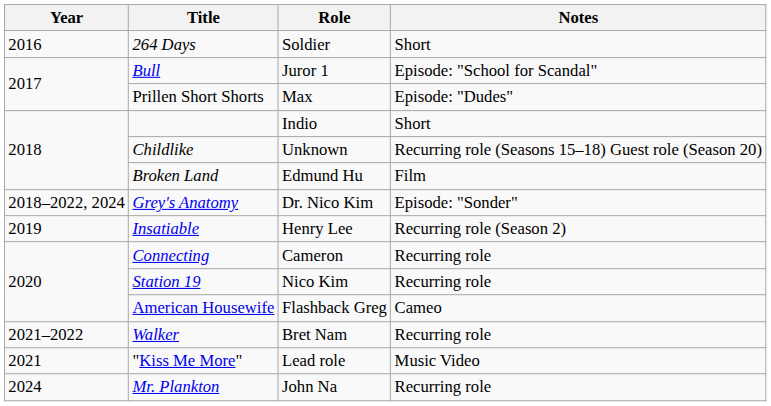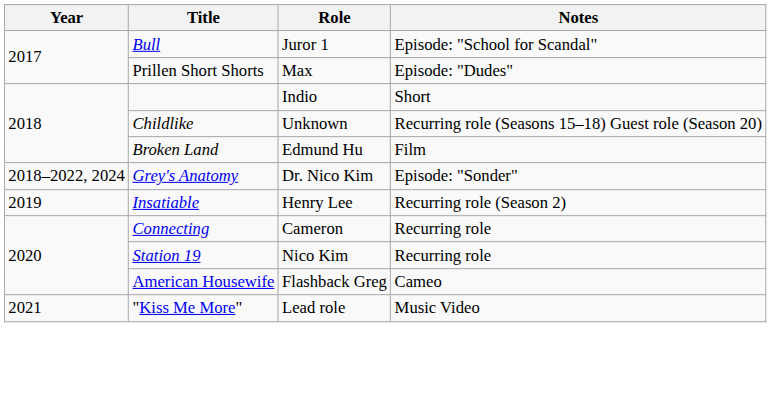- row: (164, 44)
- row: (156, 334)
- row: (176, 387)
